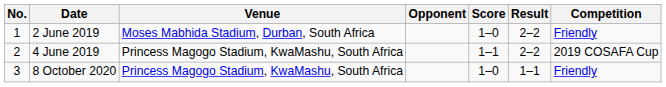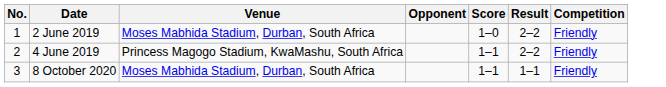(606, 52) 2019 COSAFA Cup -> (575, 52) Friendly
(262, 71) Princess Magogo Stadium, KwaMashu, South Africa -> (248, 71) Moses Mabhida Stadium, Durban, South Africa
(489, 71) 1–0 -> (489, 71) 1–1
